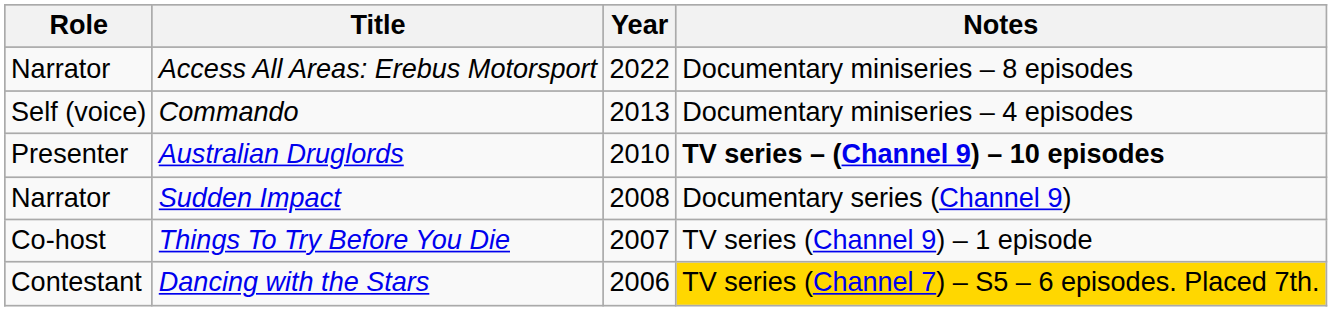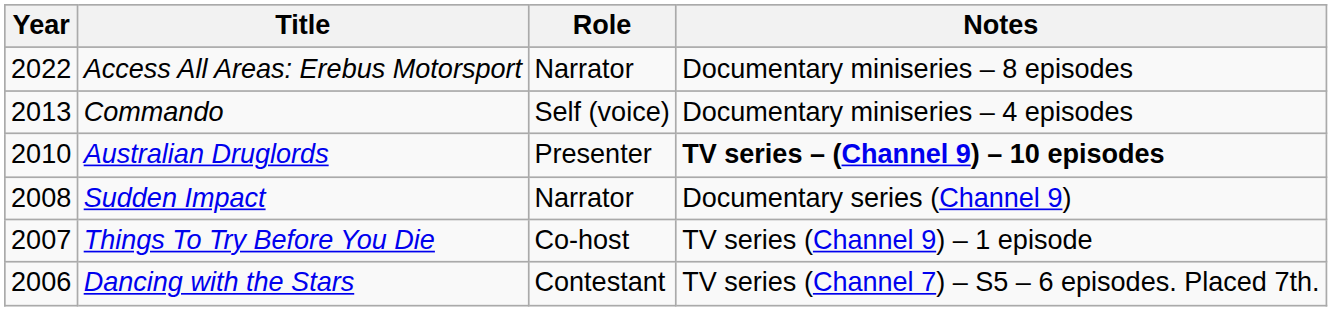columns swapped: (640, 25) <-> (79, 25)
(1001, 283) gold background -> (1001, 283) no background
